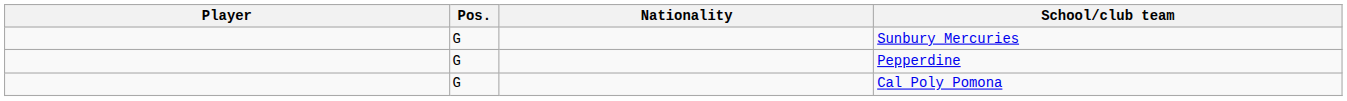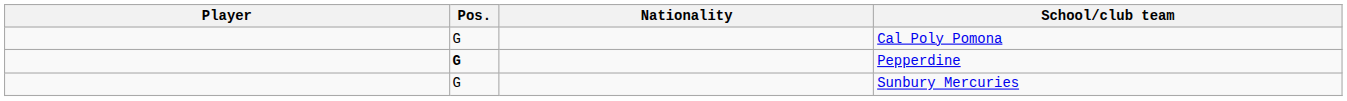rows swapped: (948, 39) <-> (940, 84)
(457, 61) normal -> (457, 61) bold
